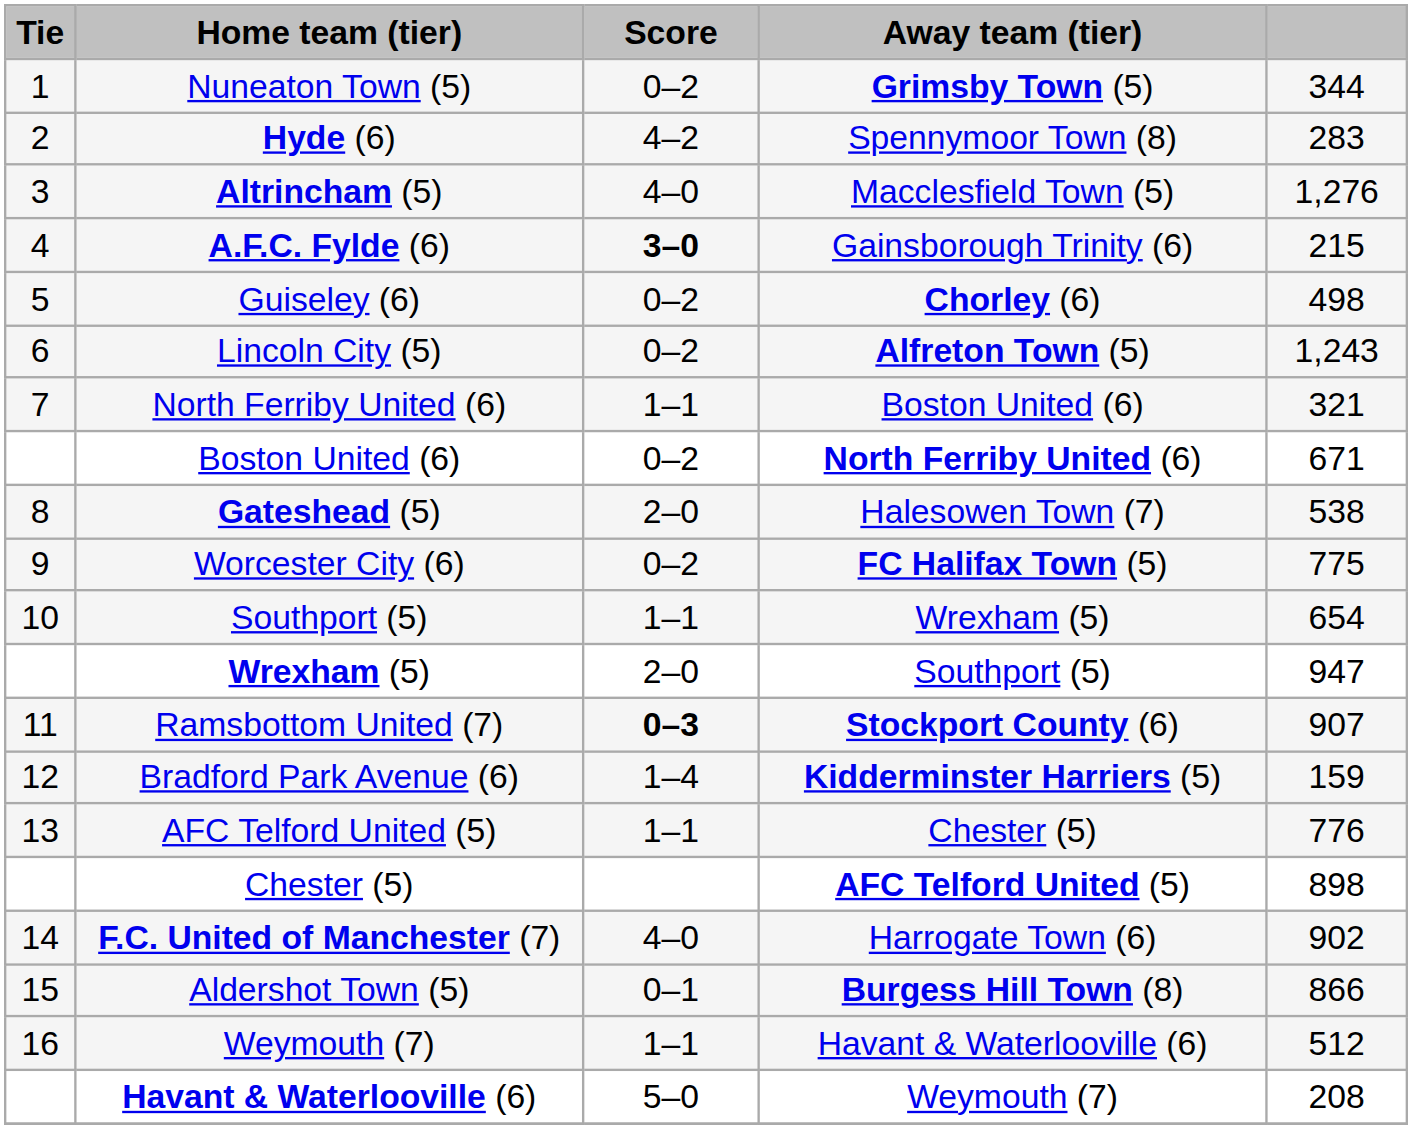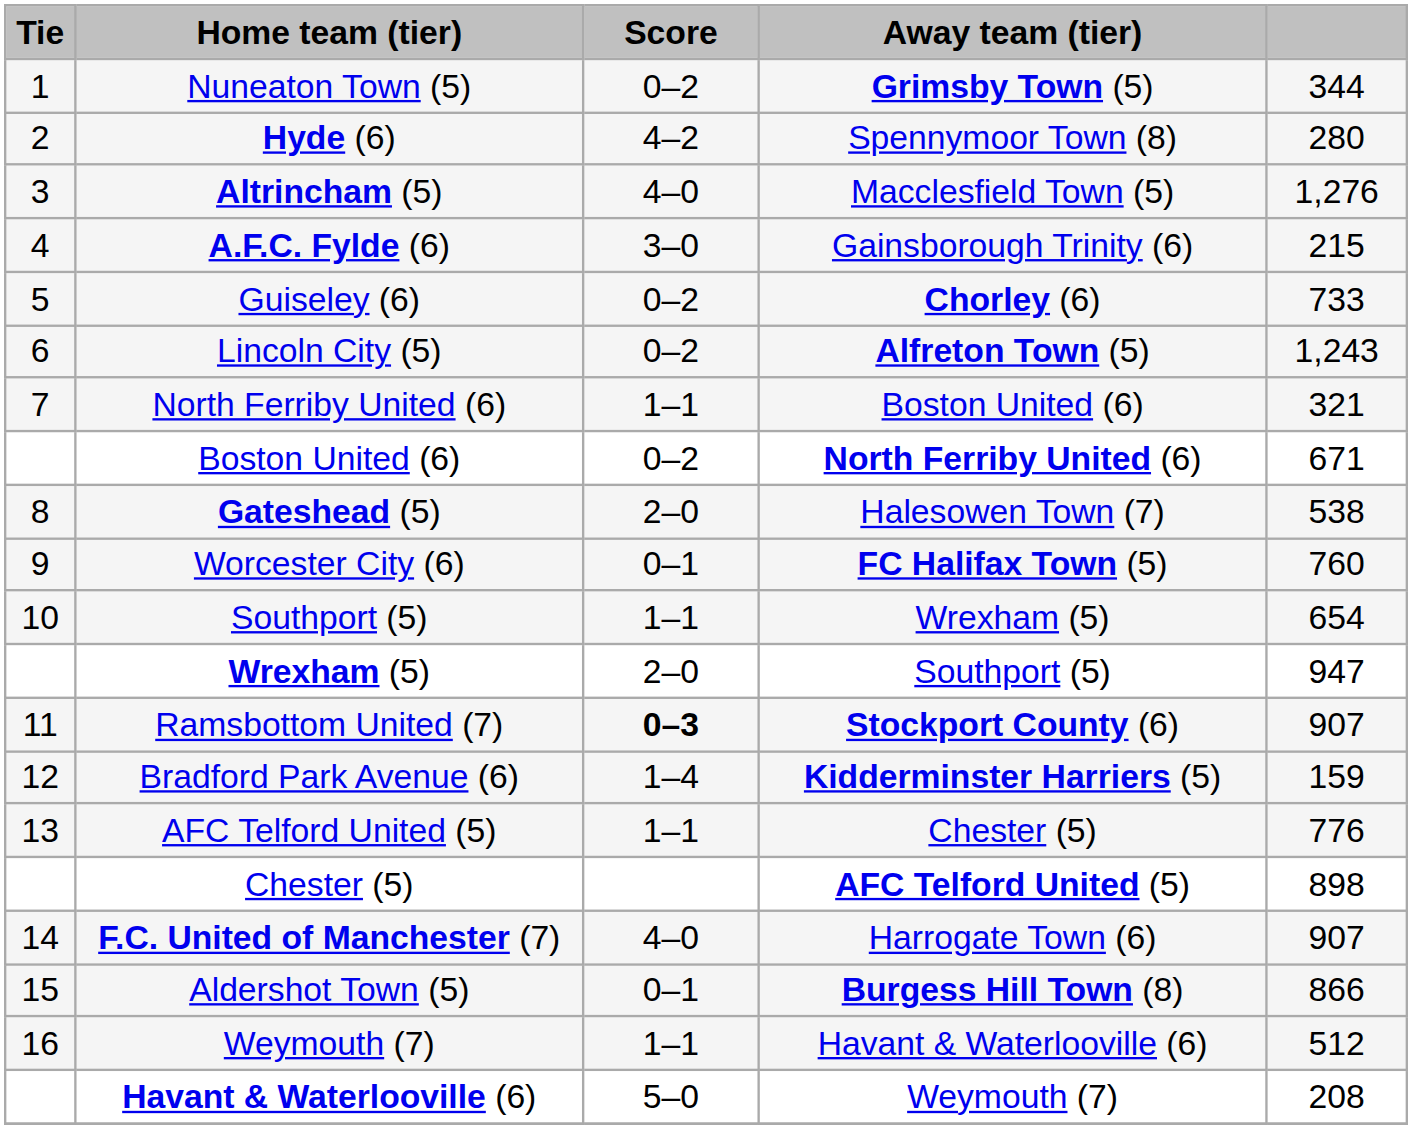(1337, 139) 283 -> (1337, 139) 280
(671, 245) bold -> (671, 245) normal
(1337, 298) 498 -> (1337, 298) 733
(671, 565) 0–2 -> (671, 565) 0–1
(1337, 565) 775 -> (1337, 565) 760
(1337, 937) 902 -> (1337, 937) 907
